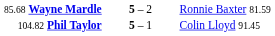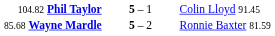rows swapped: (60, 25) <-> (53, 9)
